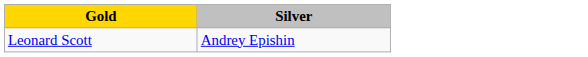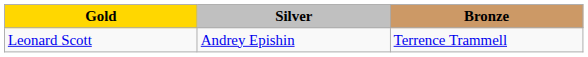+ column: (487, 16)
